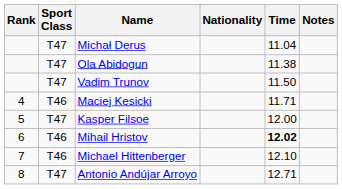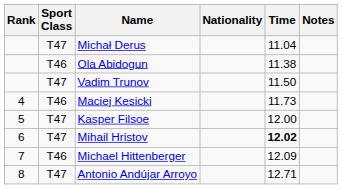(57, 63) T47 -> (57, 63) T46
(282, 100) 11.71 -> (282, 100) 11.73
(57, 138) T46 -> (57, 138) T47
(282, 156) 12.10 -> (282, 156) 12.09
